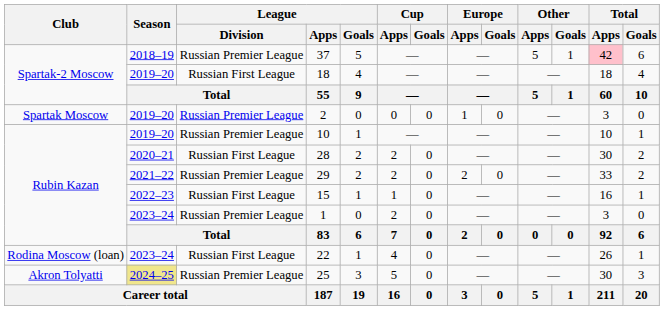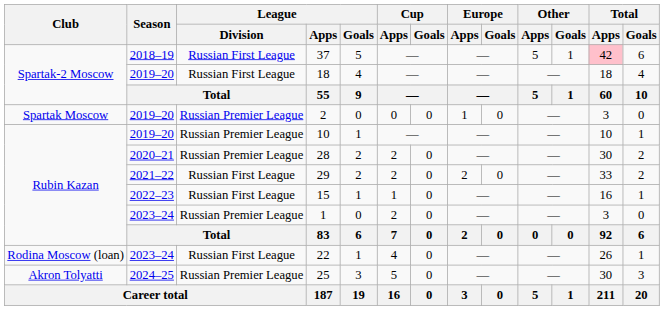(242, 54) Russian Premier League -> (242, 54) Russian First League
(242, 154) Russian First League -> (242, 154) Russian Premier League
(242, 174) Russian Premier League -> (242, 174) Russian First League
(152, 275) khaki background -> (152, 275) no background
